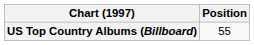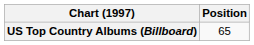(225, 31) 55 -> (225, 31) 65
